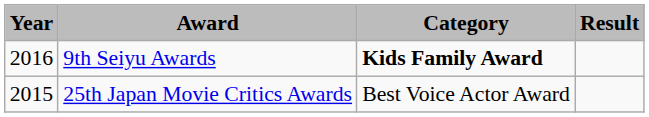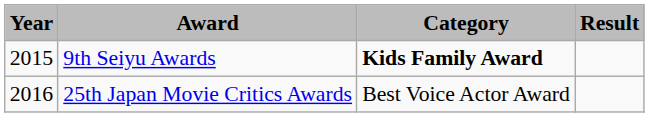(31, 58) 2016 -> (31, 58) 2015
(31, 94) 2015 -> (31, 94) 2016
